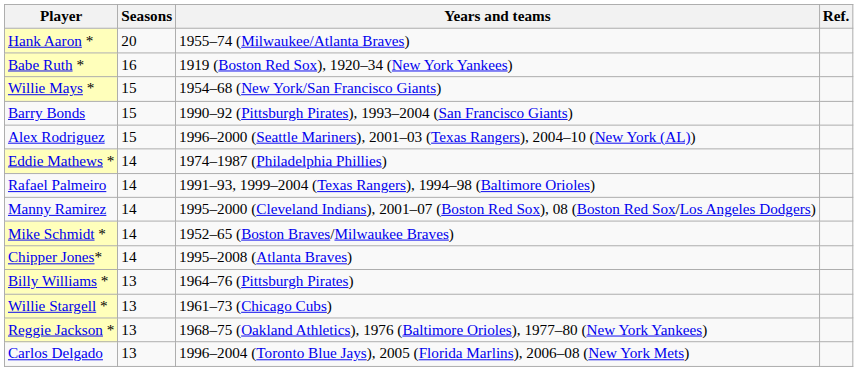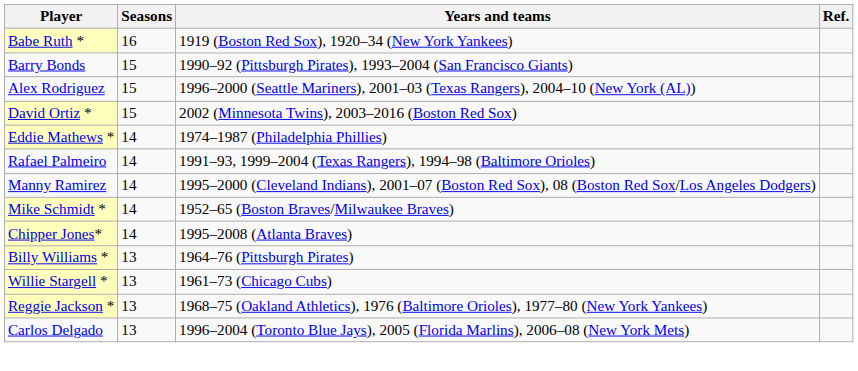- row: (51, 40)
- row: (51, 88)
+ row: (50, 112)
